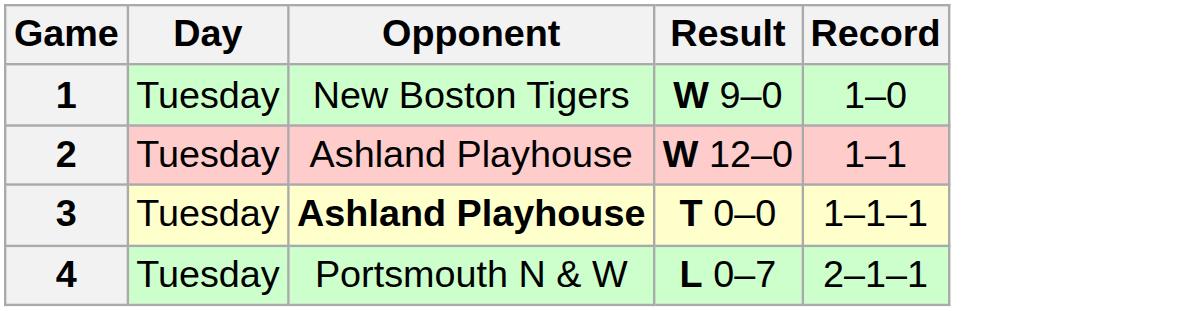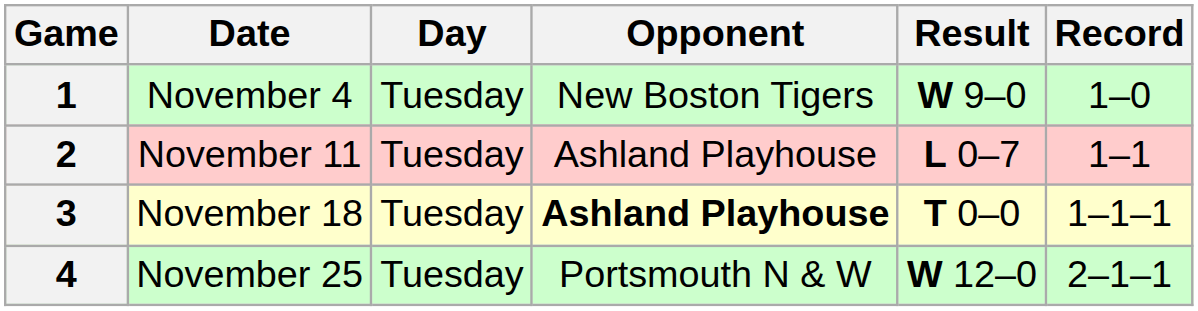+ column: (250, 34)
(728, 154) W 12–0 -> (972, 154) L 0–7
(728, 273) L 0–7 -> (972, 273) W 12–0
